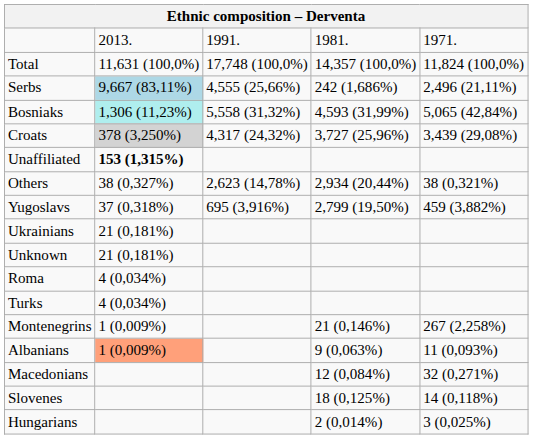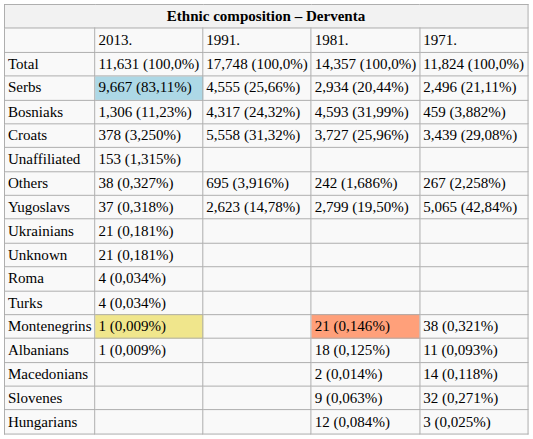(356, 87) 242 (1,686%) -> (362, 87) 2,934 (20,44%)
(145, 111) paleturquoise background -> (145, 111) no background
(253, 111) 5,558 (31,32%) -> (253, 111) 4,317 (24,32%)
(470, 111) 5,065 (42,84%) -> (465, 111) 459 (3,882%)
(140, 135) lightgrey background -> (140, 135) no background
(253, 135) 4,317 (24,32%) -> (253, 135) 5,558 (31,32%)
(141, 159) bold -> (140, 159) normal
(253, 183) 2,623 (14,78%) -> (248, 183) 695 (3,916%)
(362, 183) 2,934 (20,44%) -> (356, 183) 242 (1,686%)
(461, 183) 38 (0,321%) -> (465, 183) 267 (2,258%)
(248, 207) 695 (3,916%) -> (253, 207) 2,623 (14,78%)
(465, 207) 459 (3,882%) -> (470, 207) 5,065 (42,84%)
(132, 326) no background -> (132, 326) khaki background
(352, 326) no background -> (352, 326) lightsalmon background
(465, 326) 267 (2,258%) -> (461, 326) 38 (0,321%)
(132, 350) lightsalmon background -> (132, 350) no background
(349, 350) 9 (0,063%) -> (352, 350) 18 (0,125%)
(352, 374) 12 (0,084%) -> (349, 374) 2 (0,014%)
(461, 374) 32 (0,271%) -> (460, 374) 14 (0,118%)
(352, 398) 18 (0,125%) -> (349, 398) 9 (0,063%)
(460, 398) 14 (0,118%) -> (461, 398) 32 (0,271%)
(349, 421) 2 (0,014%) -> (352, 421) 12 (0,084%)
